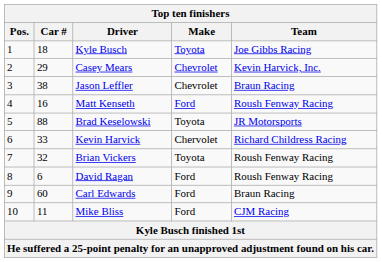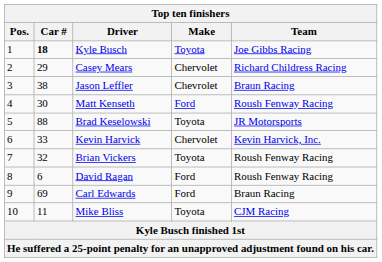(42, 50) normal -> (42, 50) bold
(196, 68) Chevrolet -> (196, 68) Chervolet
(277, 68) Kevin Harvick, Inc. -> (290, 68) Richard Childress Racing
(42, 104) 16 -> (42, 104) 30
(290, 140) Richard Childress Racing -> (277, 140) Kevin Harvick, Inc.
(42, 194) 60 -> (42, 194) 69
(185, 212) Ford -> (190, 212) Toyota
